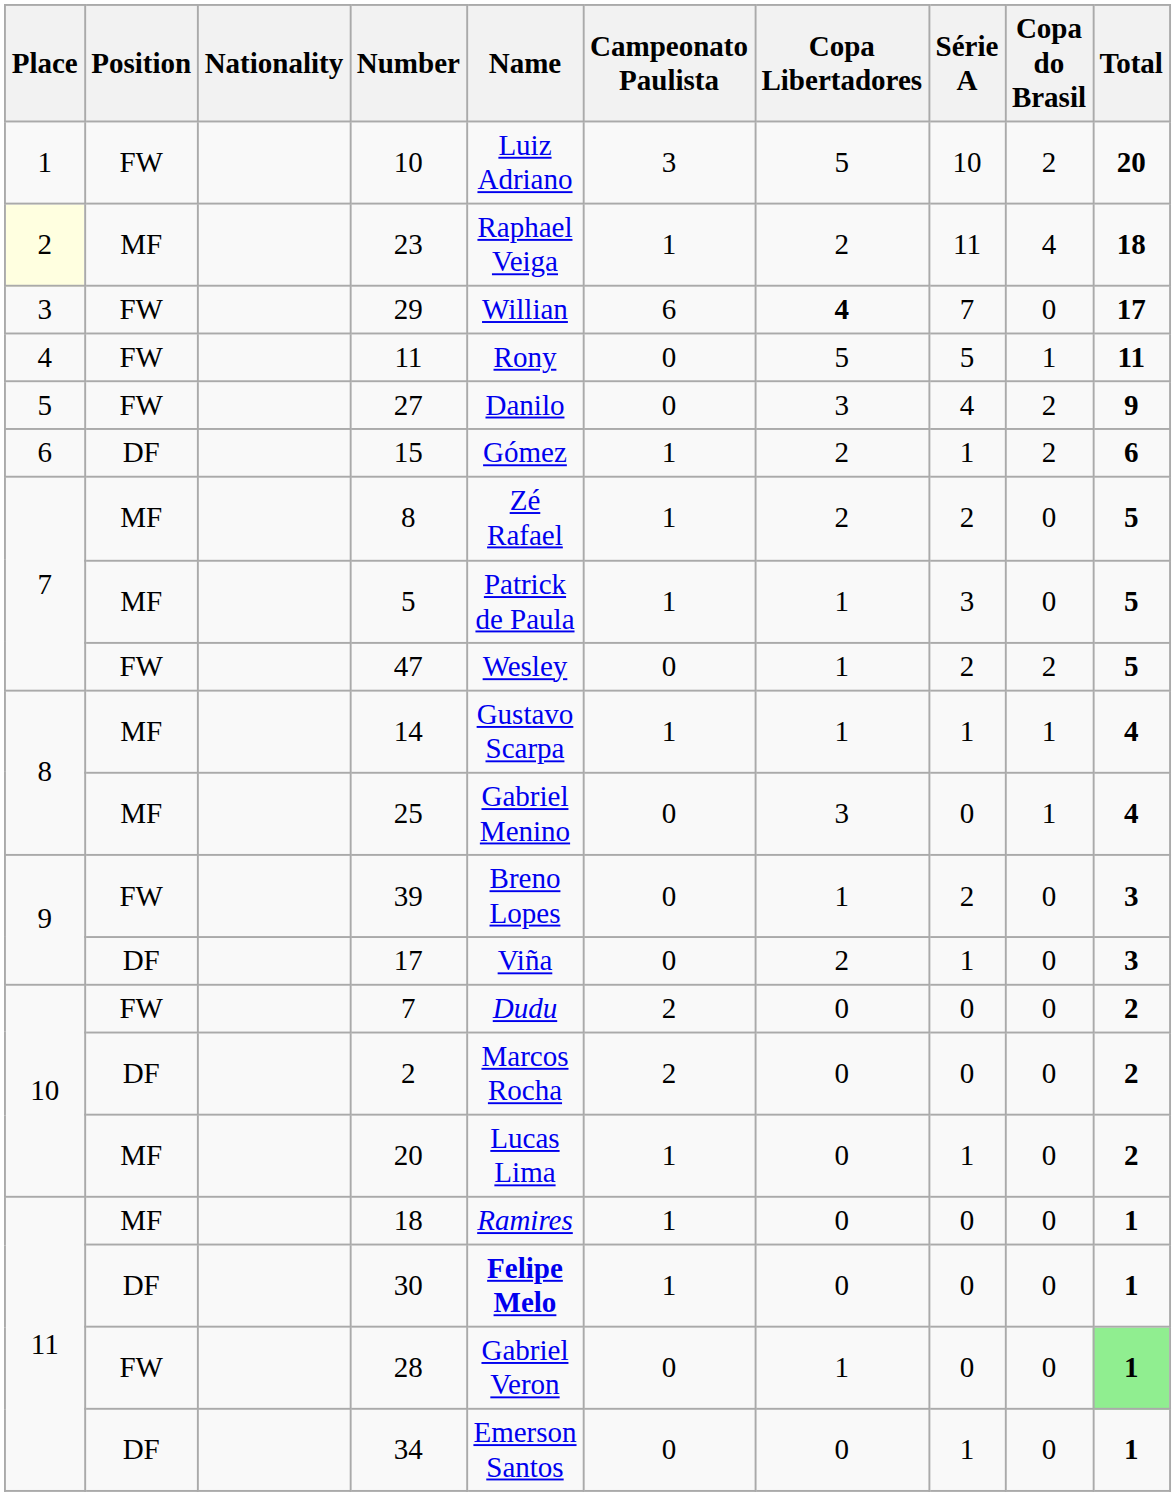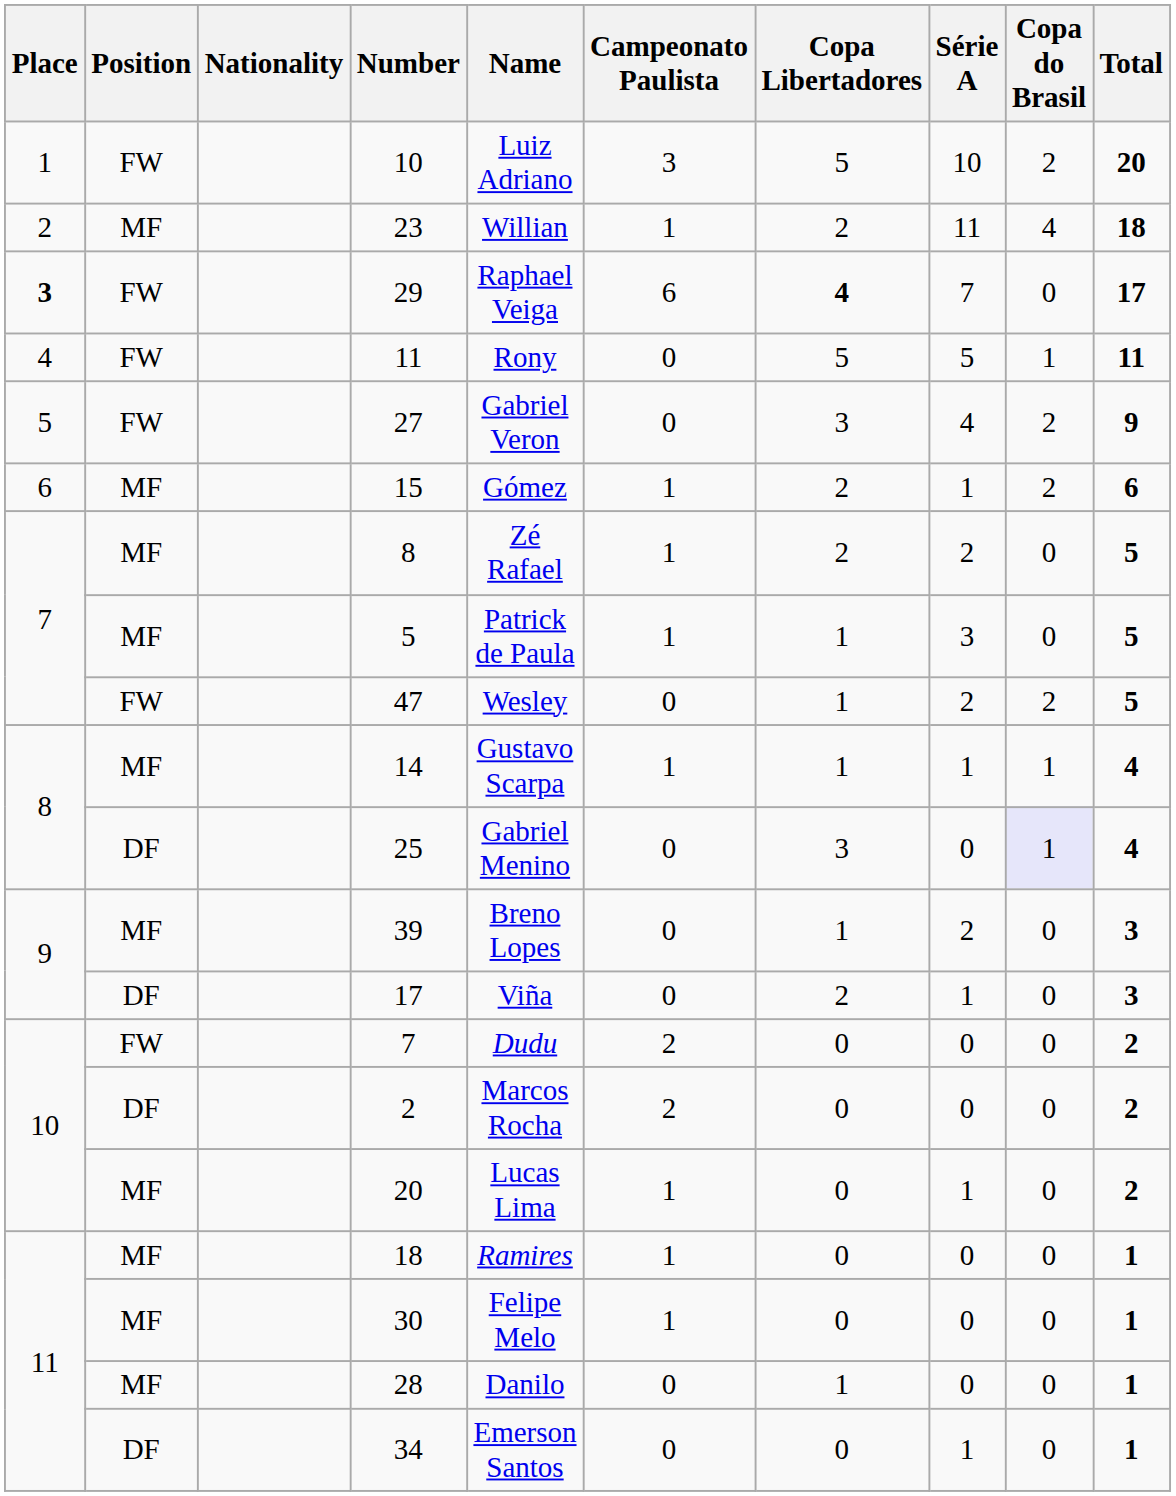(45, 244) lightyellow background -> (45, 227) no background
(525, 244) Raphael Veiga -> (525, 227) Willian
(45, 309) normal -> (45, 292) bold
(525, 309) Willian -> (525, 292) Raphael Veiga
(525, 405) Danilo -> (525, 422) Gabriel Veron
(141, 453) DF -> (141, 487) MF
(141, 813) MF -> (141, 847) DF
(1049, 813) no background -> (1049, 847) lavender background
(141, 895) FW -> (141, 929) MF
(141, 1285) DF -> (141, 1320) MF
(525, 1285) bold -> (525, 1320) normal
(141, 1367) FW -> (141, 1385) MF
(525, 1367) Gabriel Veron -> (525, 1385) Danilo
(1131, 1367) lightgreen background -> (1131, 1385) no background
